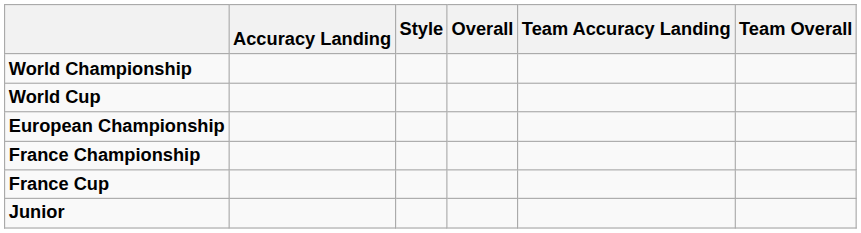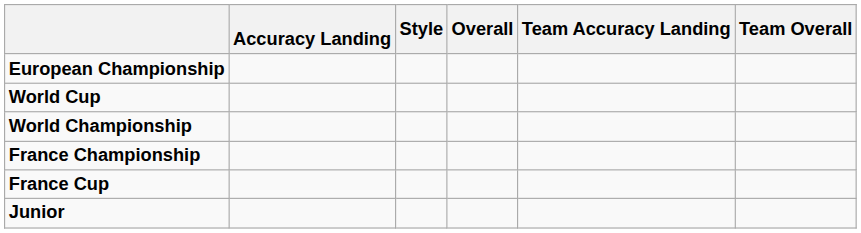rows swapped: (100, 68) <-> (117, 126)
